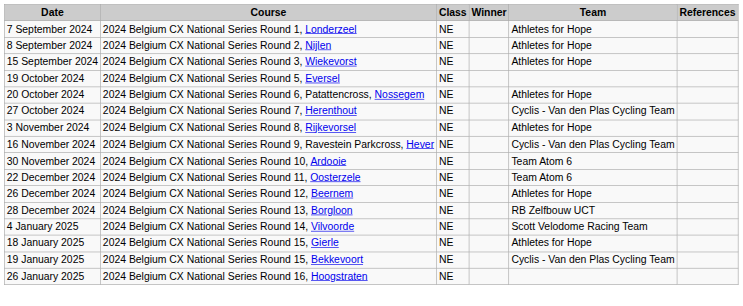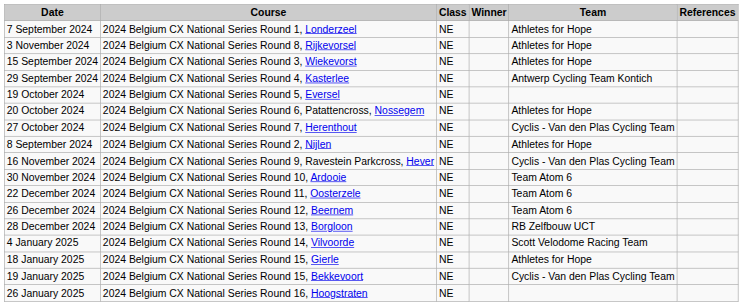rows swapped: (50, 45) <-> (48, 128)
+ row: (52, 78)
(552, 194) Athletes for Hope -> (542, 210) Team Atom 6
